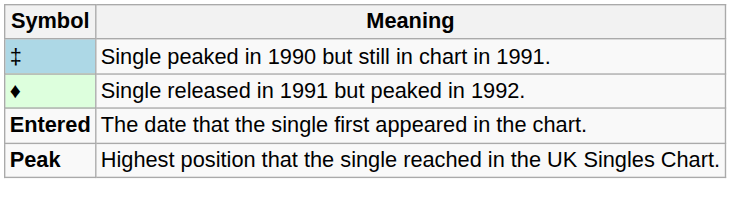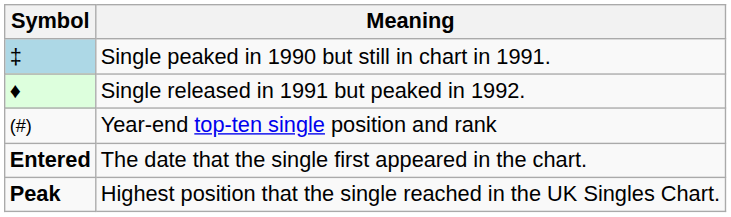+ row: (299, 125)
